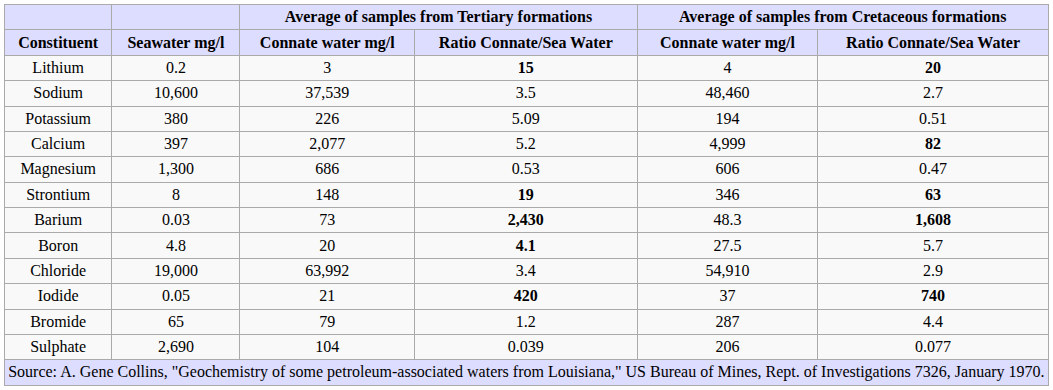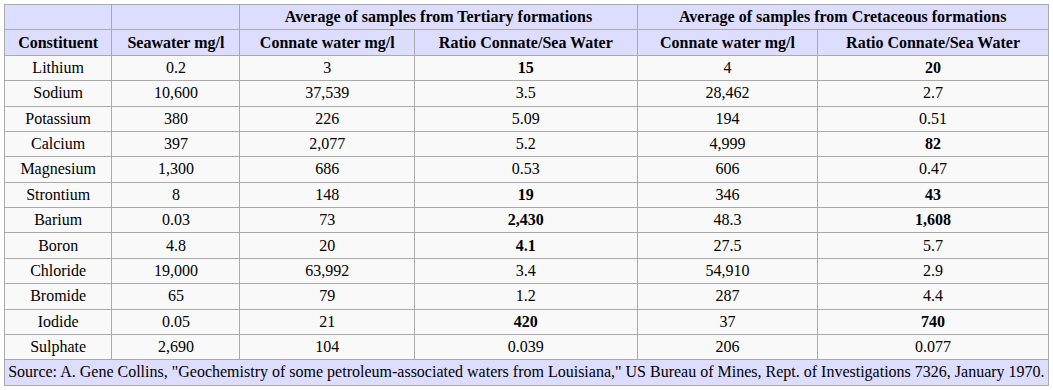(727, 93) 48,460 -> (727, 93) 28,462
(933, 194) 63 -> (933, 194) 43
rows swapped: (58, 321) <-> (58, 296)
